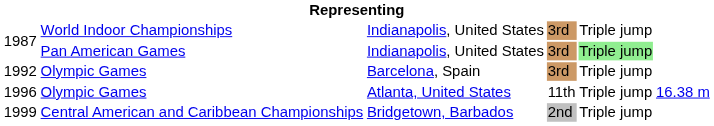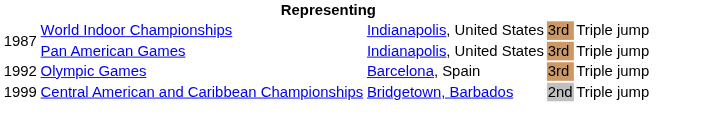(616, 51) lightgreen background -> (613, 51) no background
- row: (20, 92)
